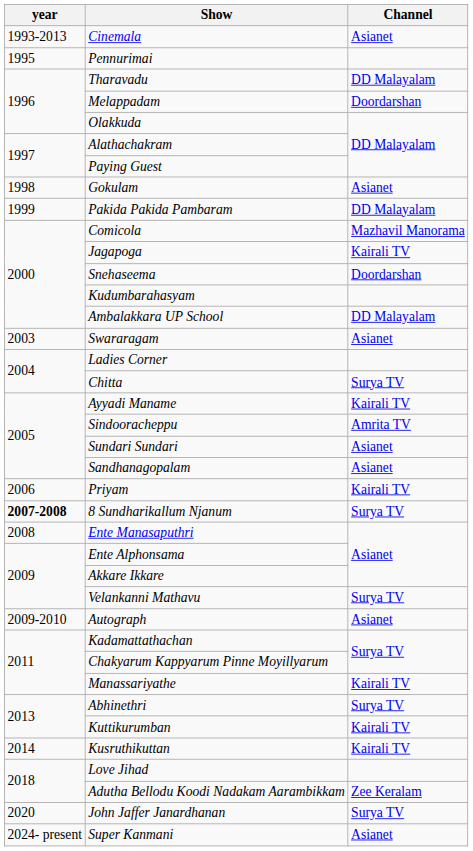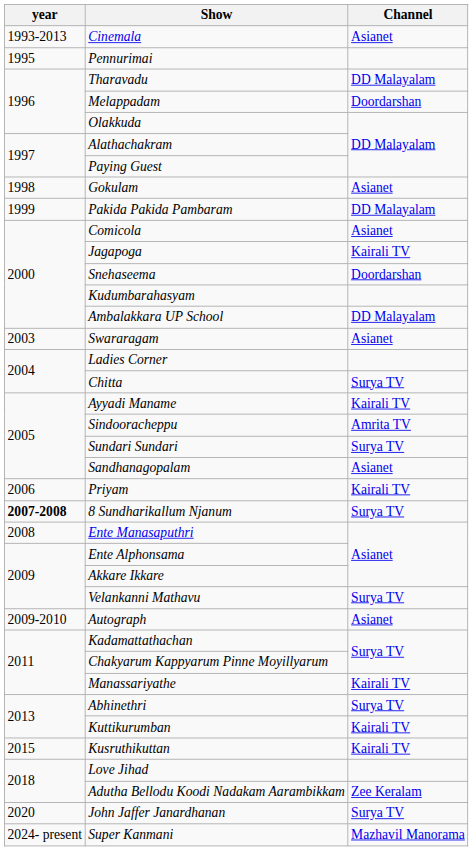(408, 230) Mazhavil Manorama -> (372, 230) Asianet
(372, 446) Asianet -> (378, 446) Surya TV
(21, 748) 2014 -> (21, 748) 2015
(372, 834) Asianet -> (408, 834) Mazhavil Manorama
